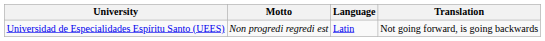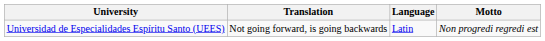columns swapped: (279, 12) <-> (459, 12)
